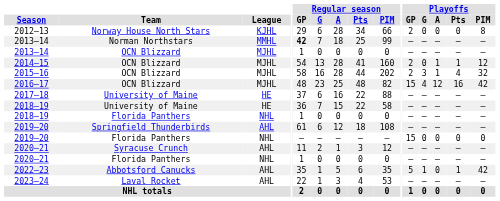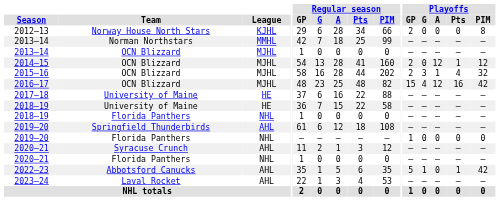(301, 41) bold -> (301, 41) normal
(437, 63) 1 -> (437, 63) 12
(411, 138) 15 -> (411, 138) 1
